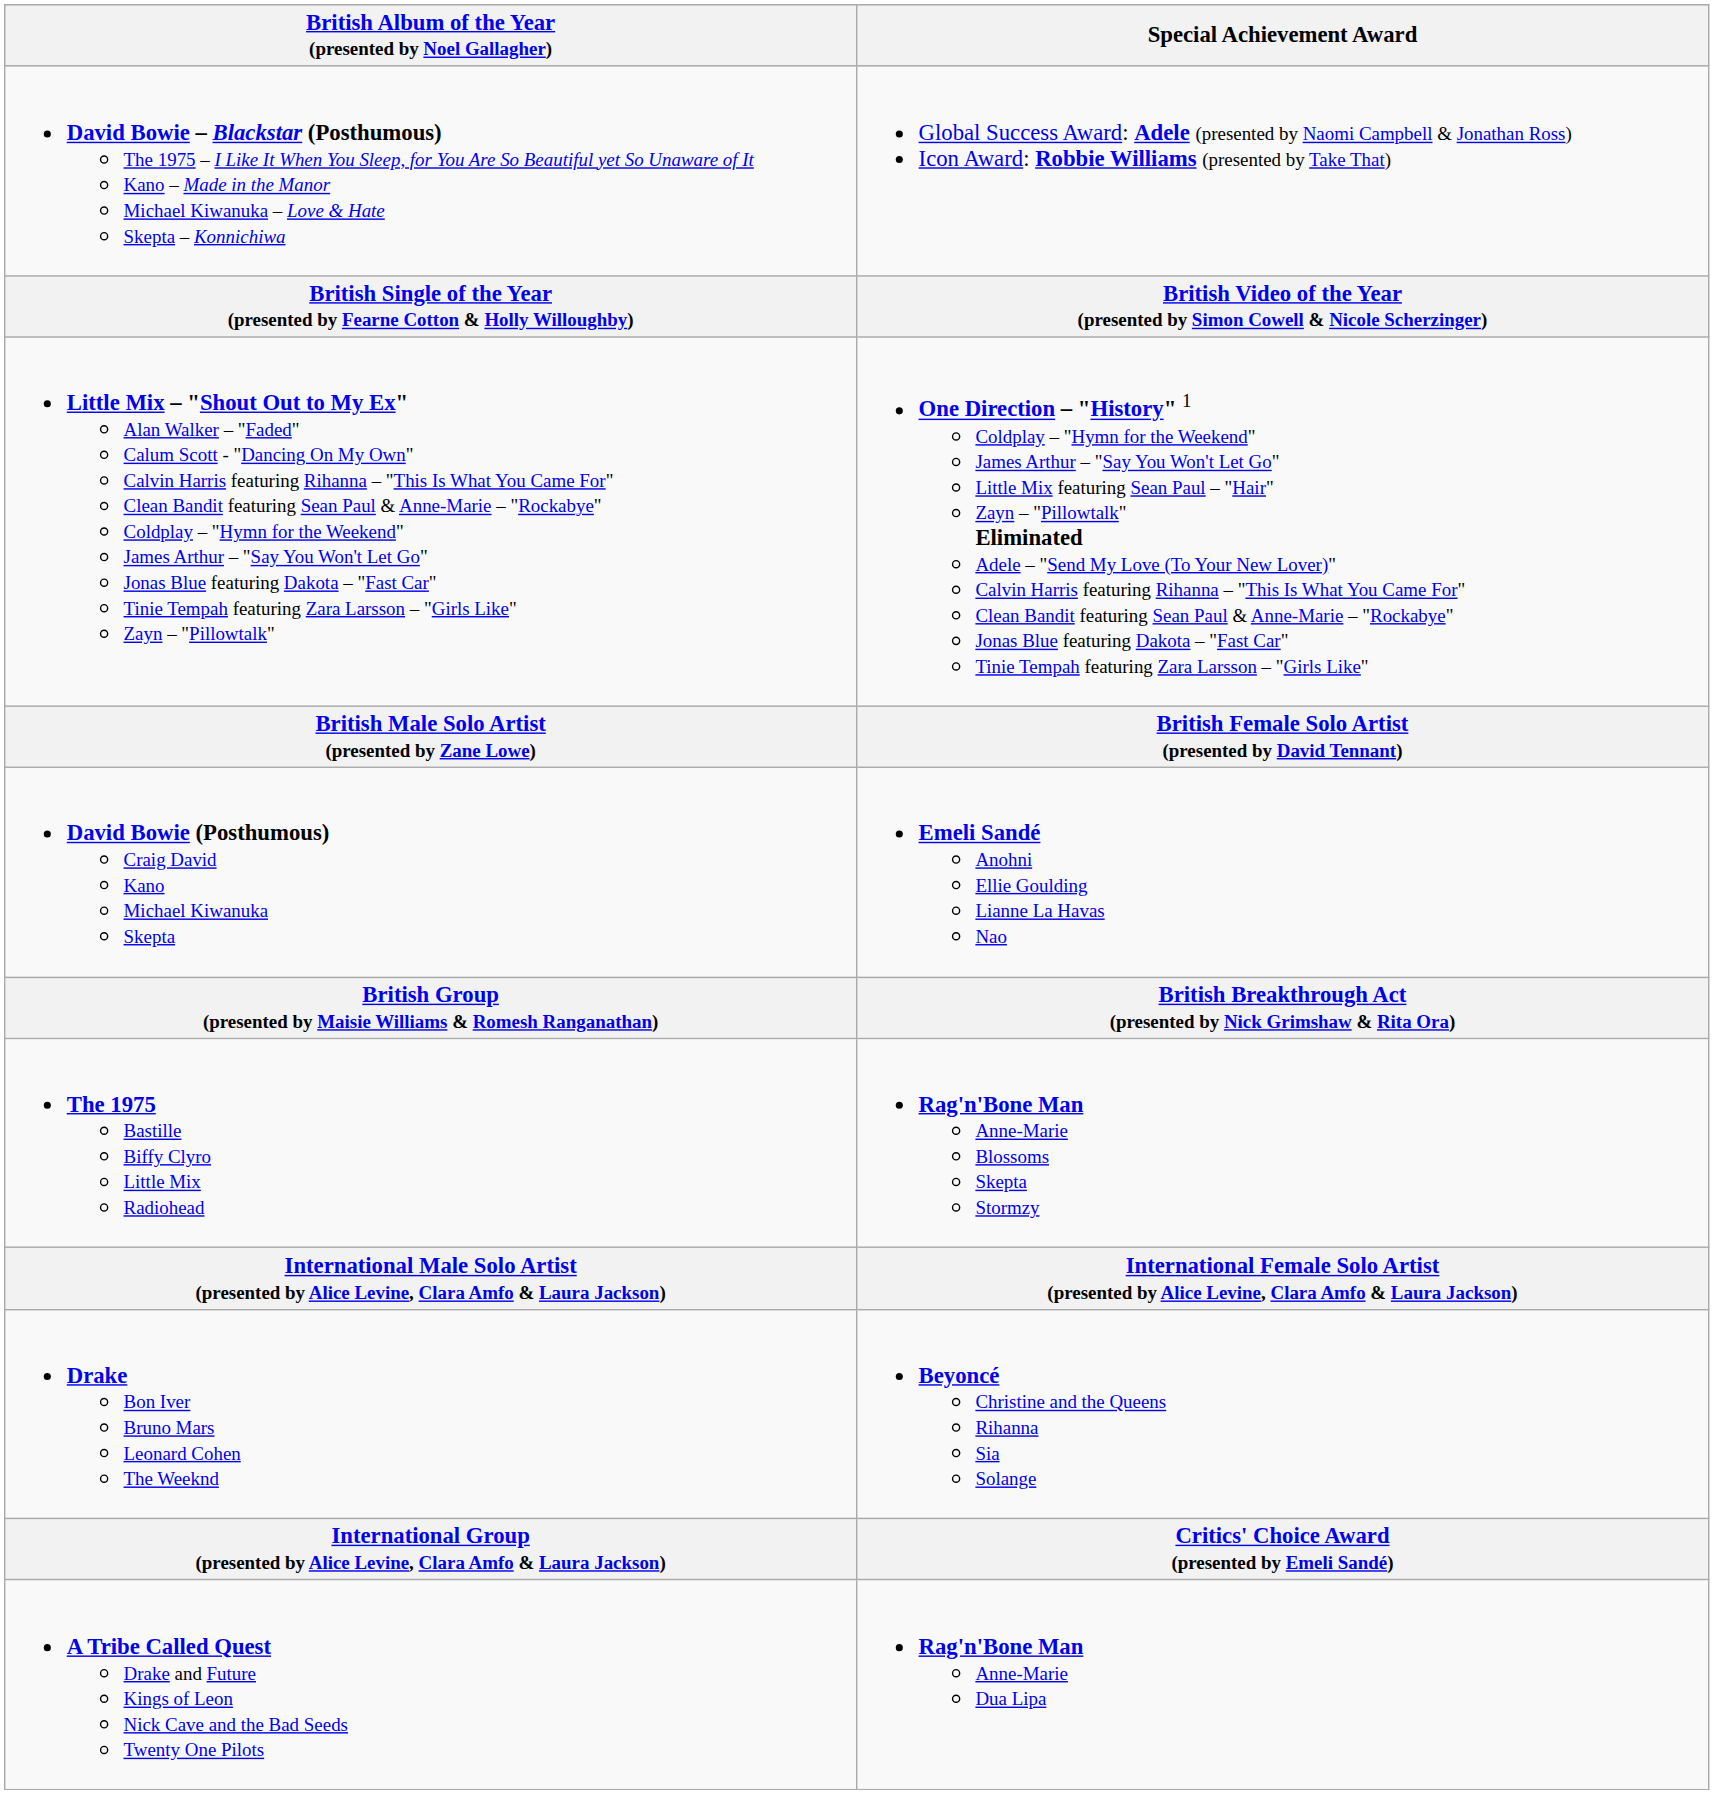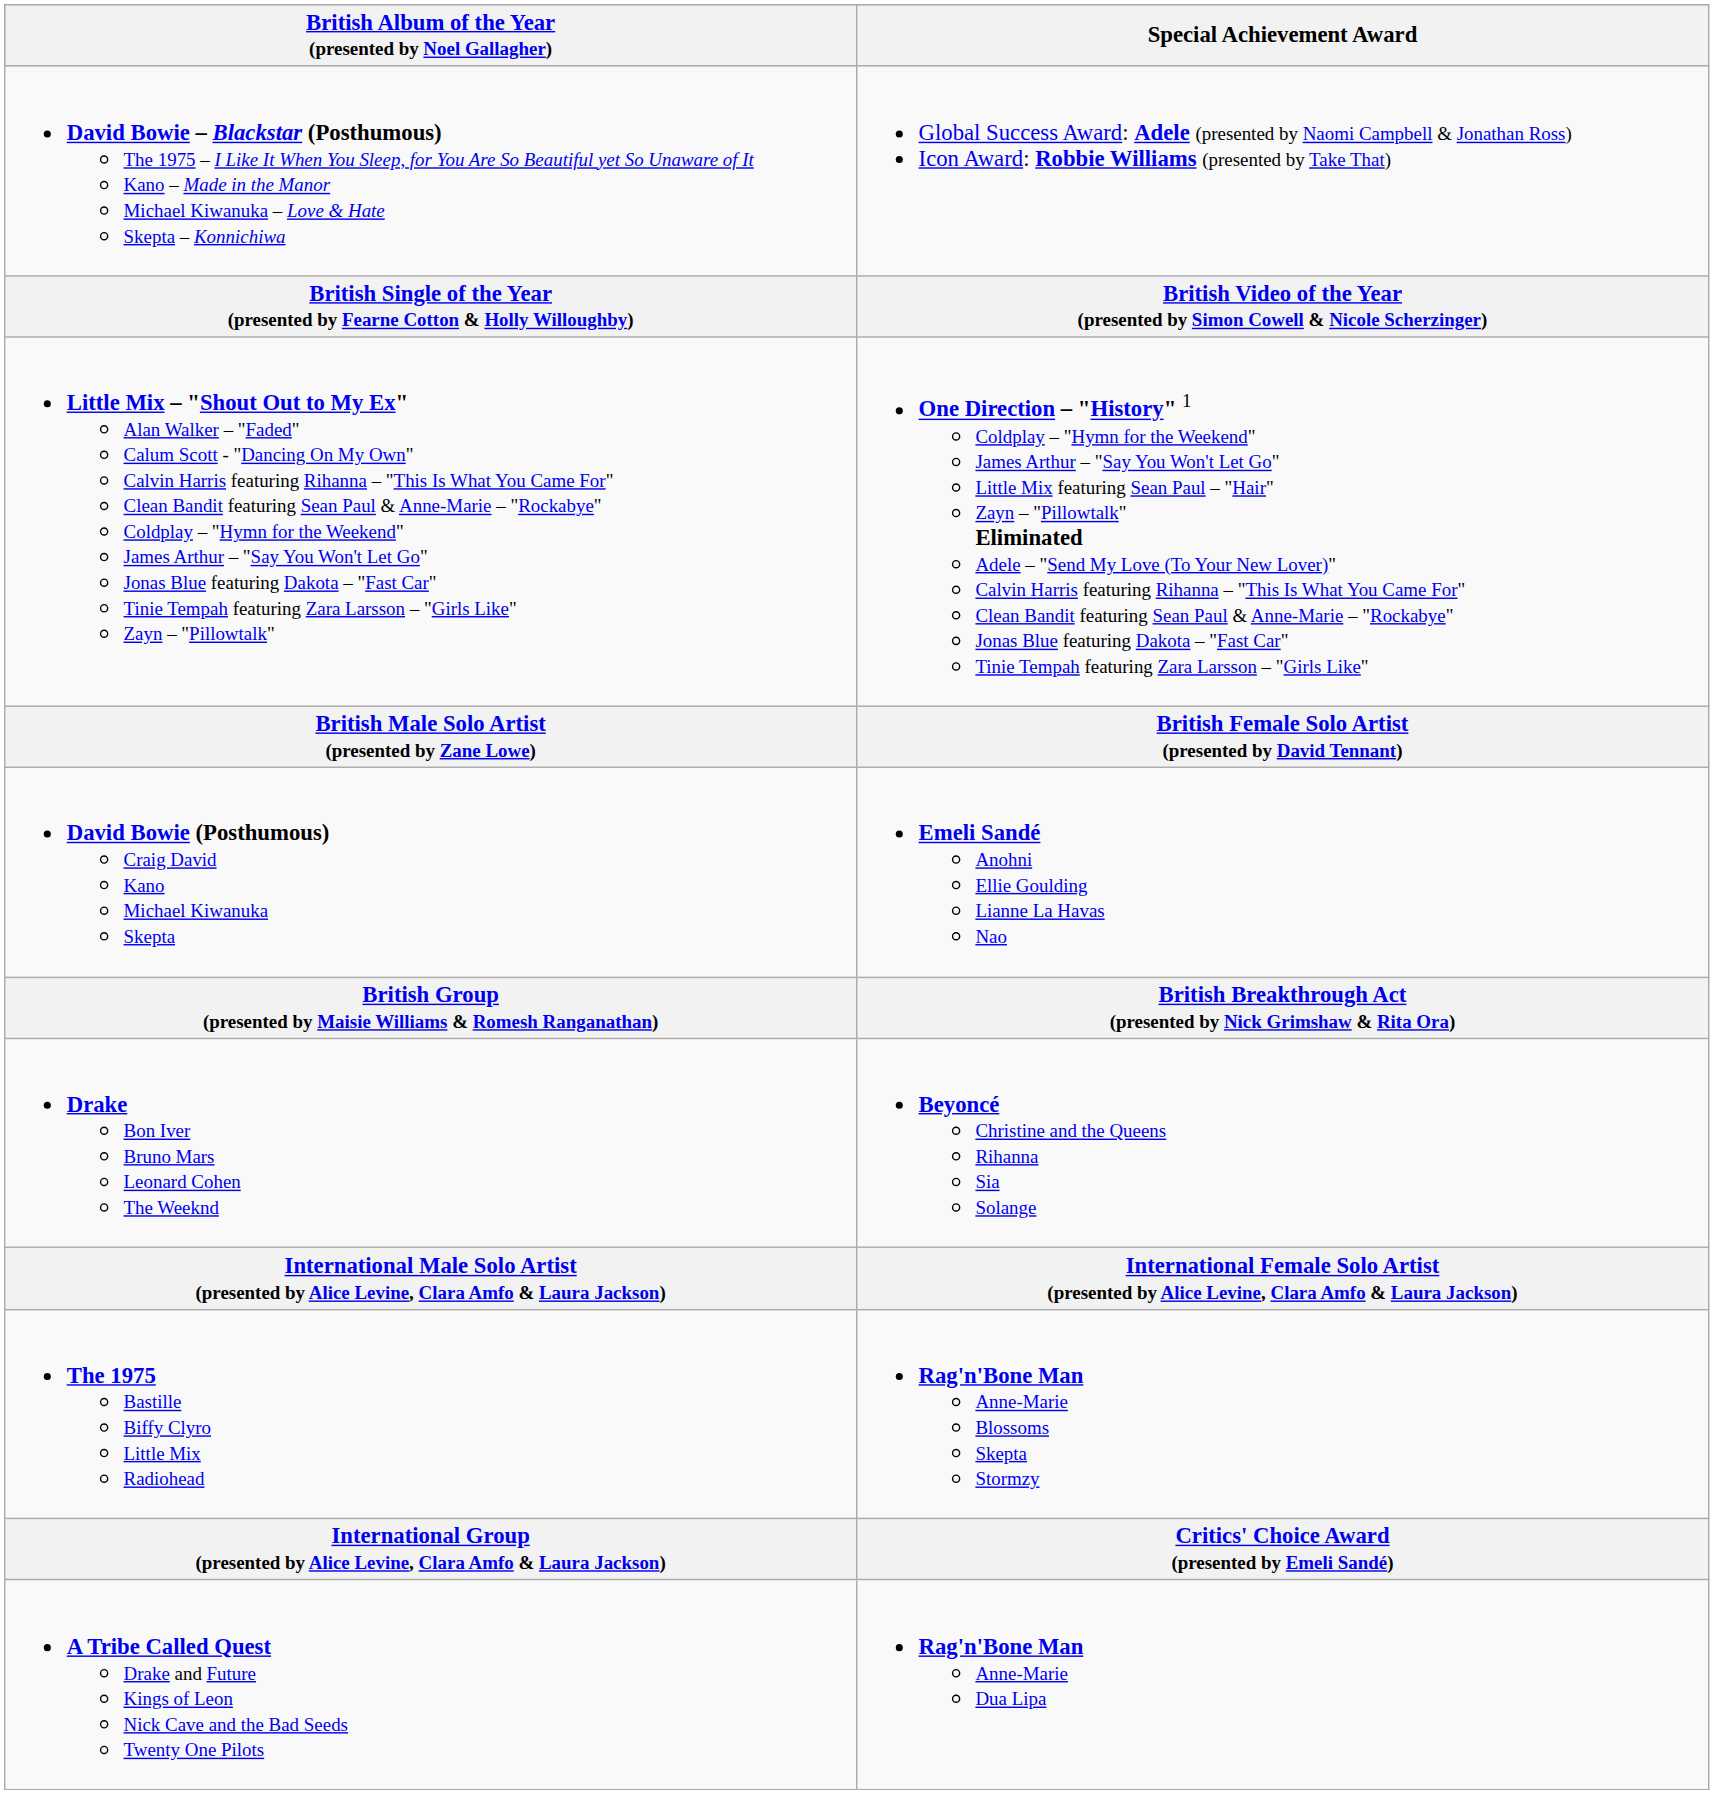rows swapped: (431, 1156) <-> (431, 1427)
